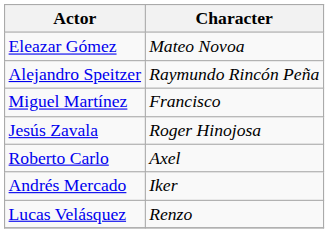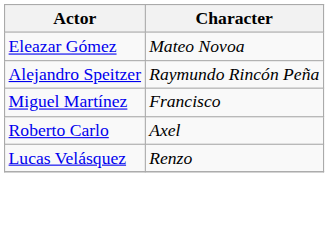- row: (53, 130)
- row: (67, 185)
